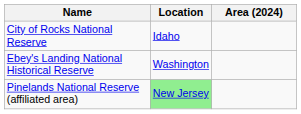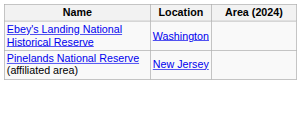- row: (60, 36)
(181, 94) lightgreen background -> (181, 65) no background
